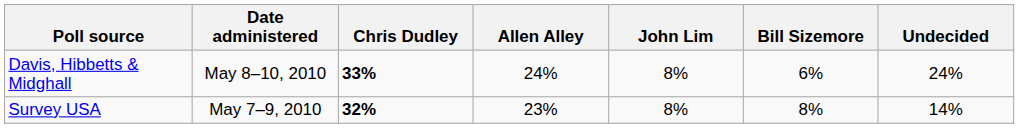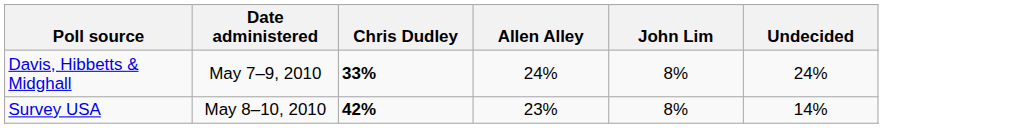- column: (811, 37)
(265, 73) May 8–10, 2010 -> (265, 73) May 7–9, 2010
(265, 109) May 7–9, 2010 -> (265, 109) May 8–10, 2010
(359, 109) 32% -> (359, 109) 42%
